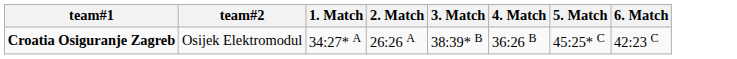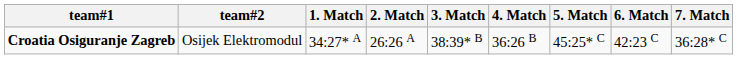+ column: (702, 15)
